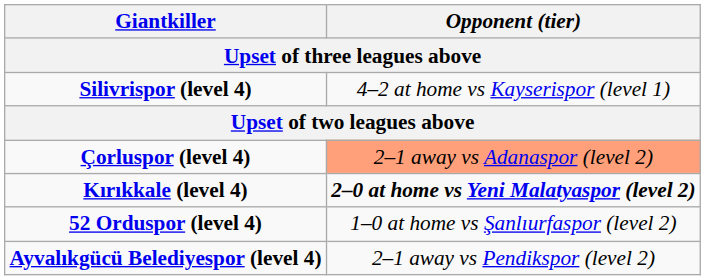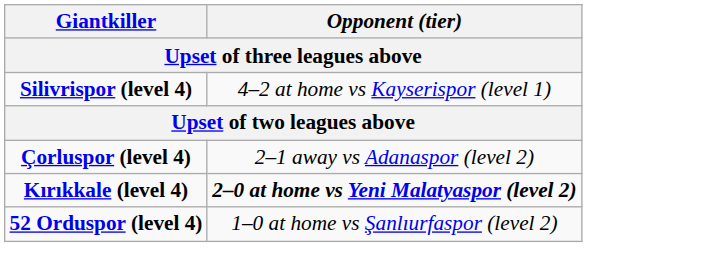(513, 156) lightsalmon background -> (394, 156) no background
- row: (166, 257)
